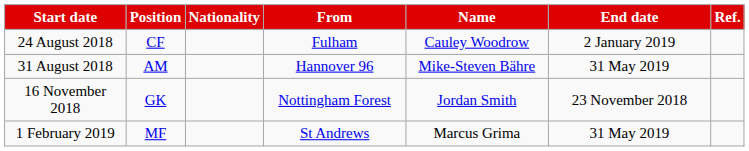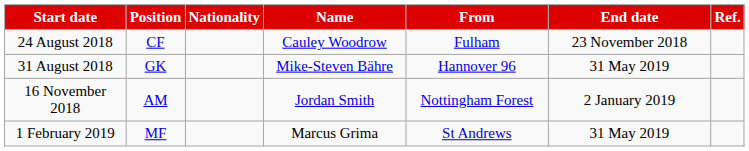columns swapped: (477, 17) <-> (335, 17)
(629, 41) 2 January 2019 -> (629, 41) 23 November 2018
(155, 66) AM -> (155, 66) GK
(155, 100) GK -> (155, 100) AM
(629, 100) 23 November 2018 -> (629, 100) 2 January 2019
